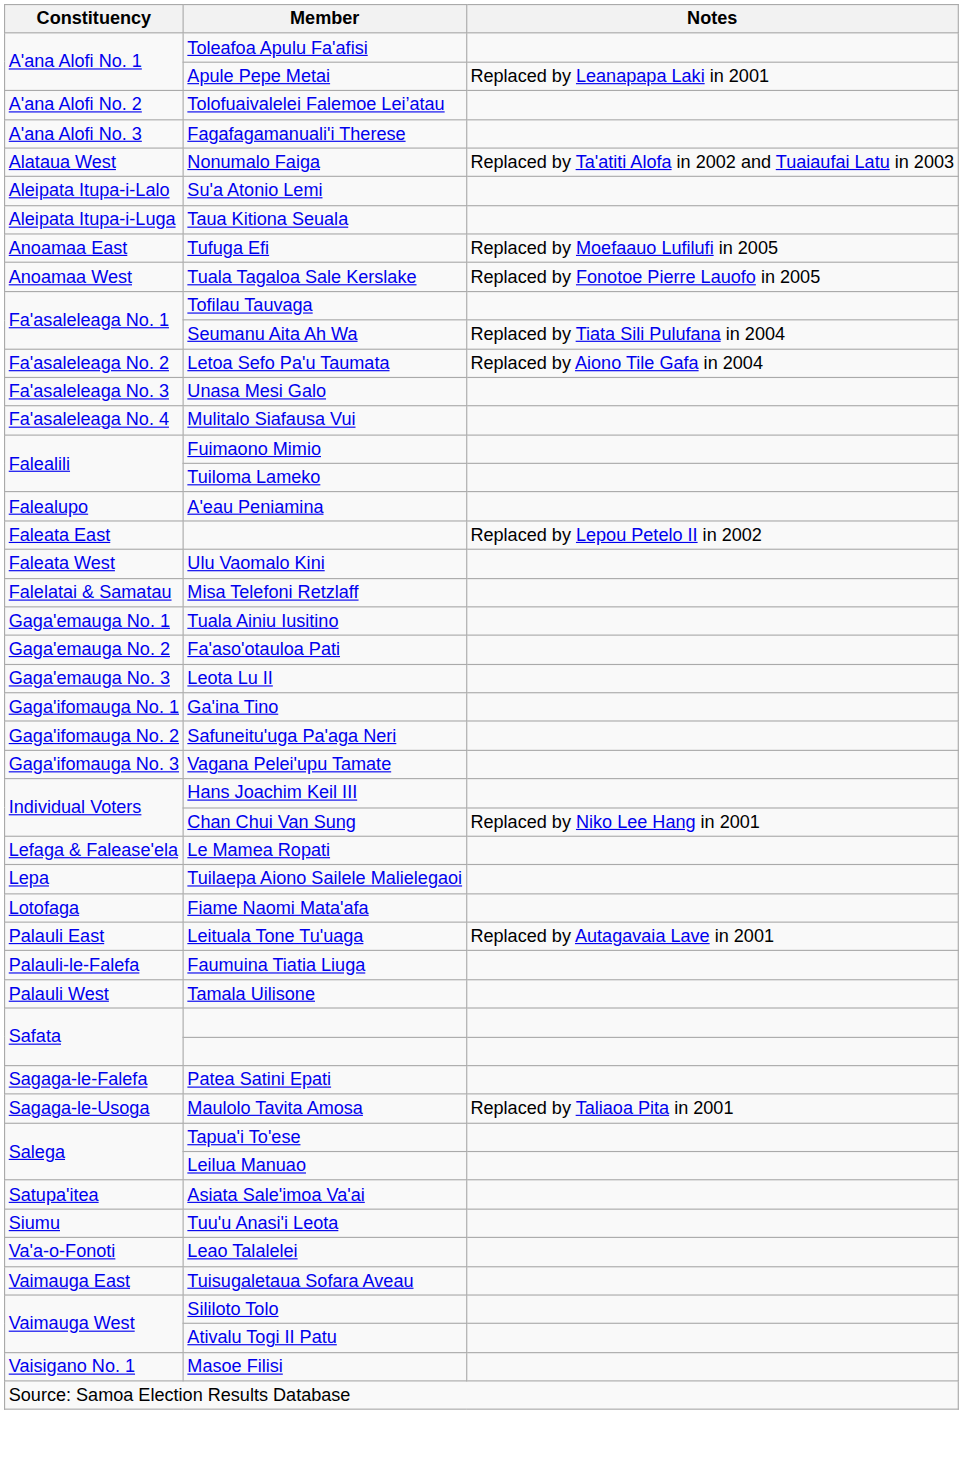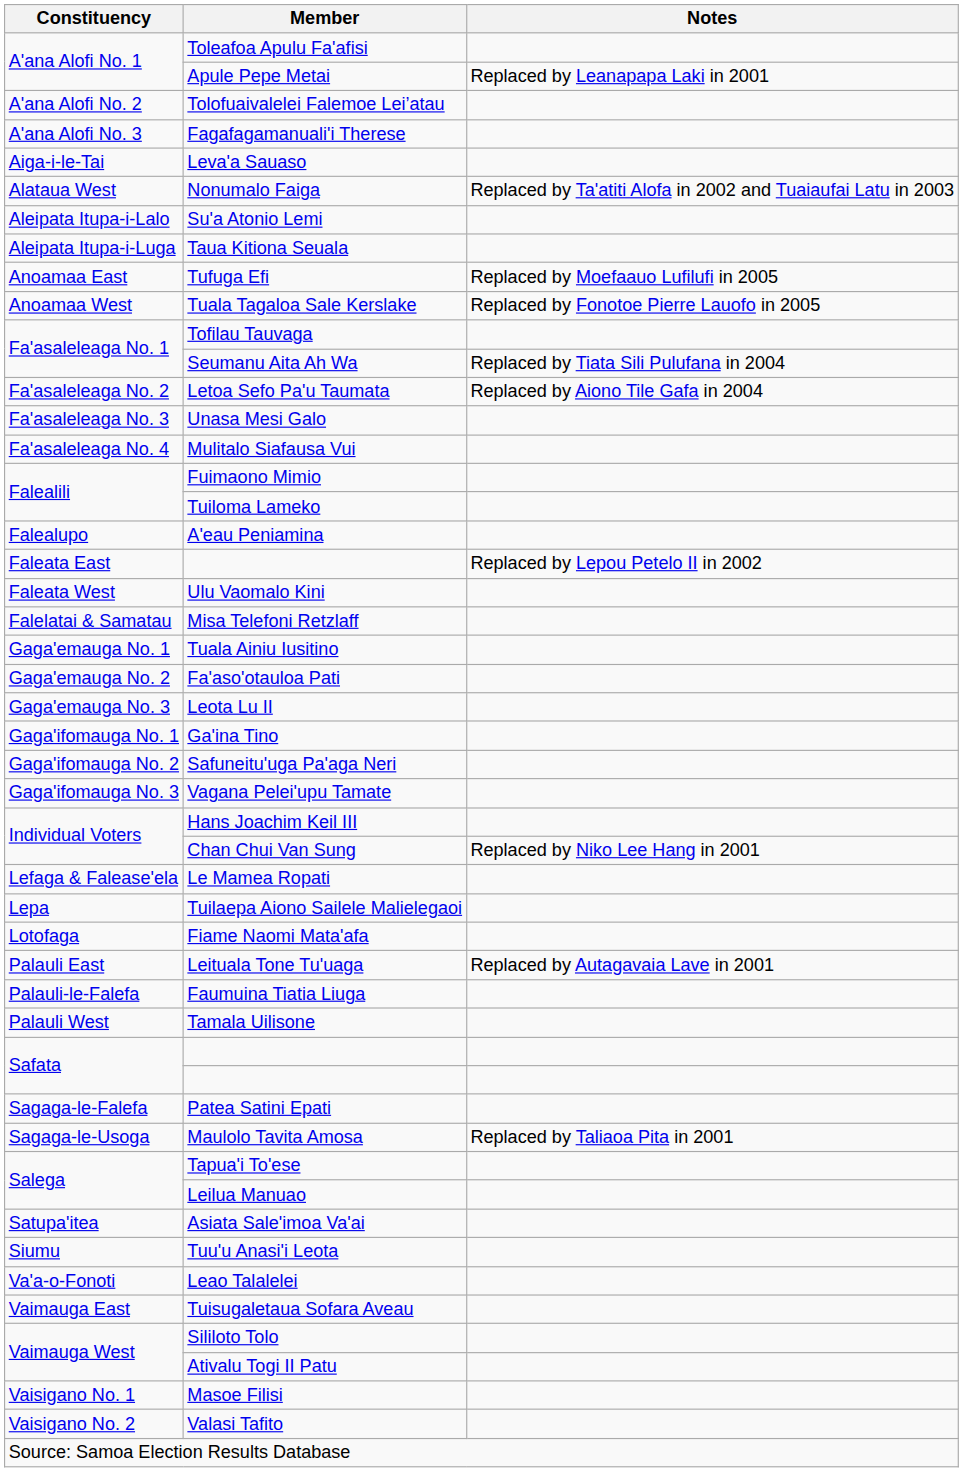+ row: (56, 162)
+ row: (72, 1423)
